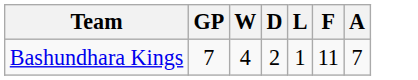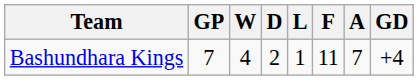+ column: (392, 22)
